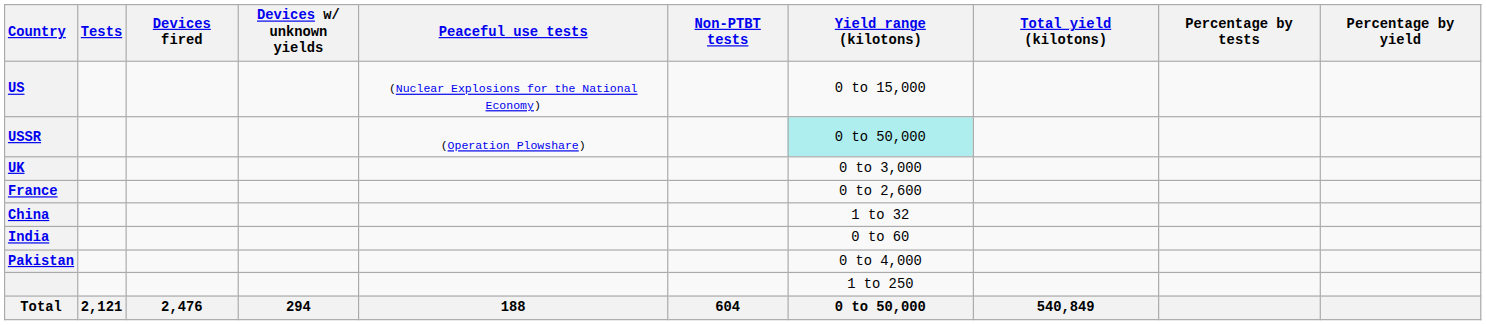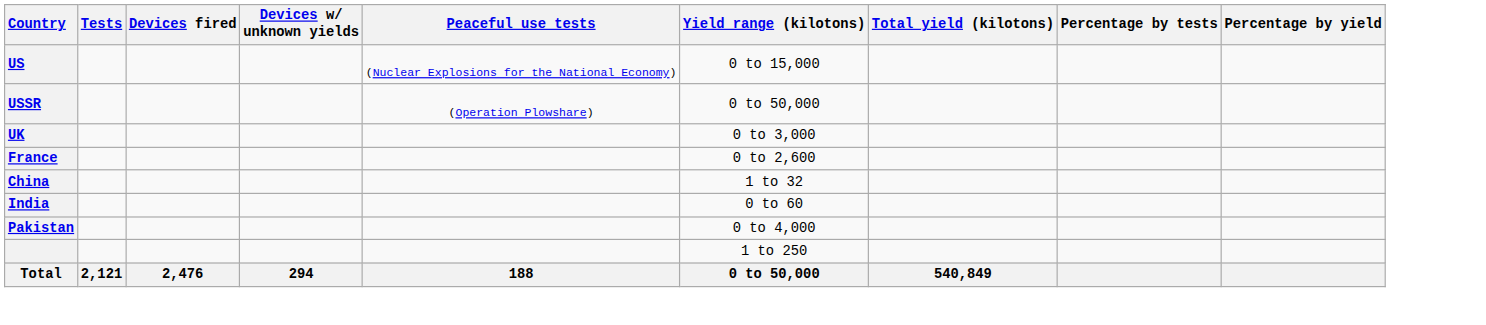- column: (728, 32)
(880, 137) paleturquoise background -> (774, 104) no background
